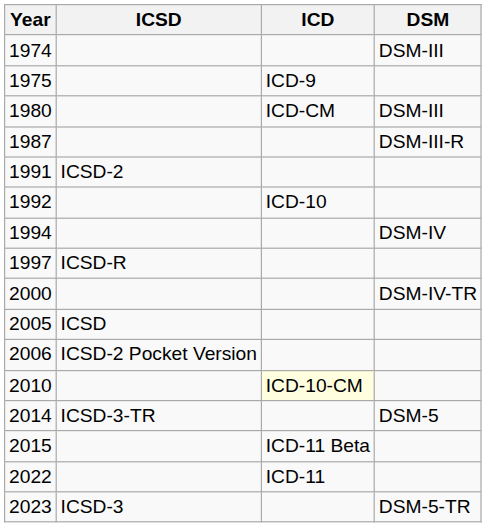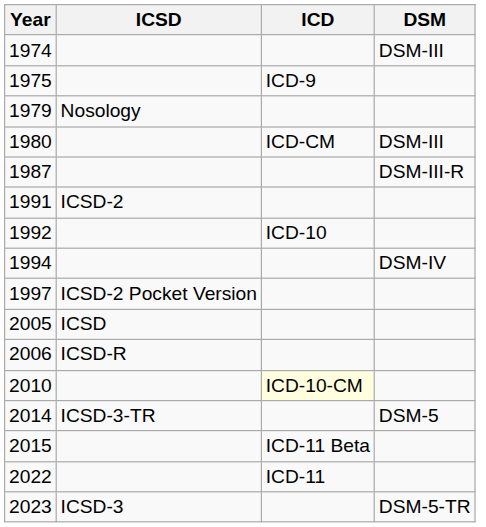+ row: (30, 111)
(94, 263) ICSD-R -> (159, 293) ICSD-2 Pocket Version
- row: (30, 293)
(159, 354) ICSD-2 Pocket Version -> (94, 354) ICSD-R
